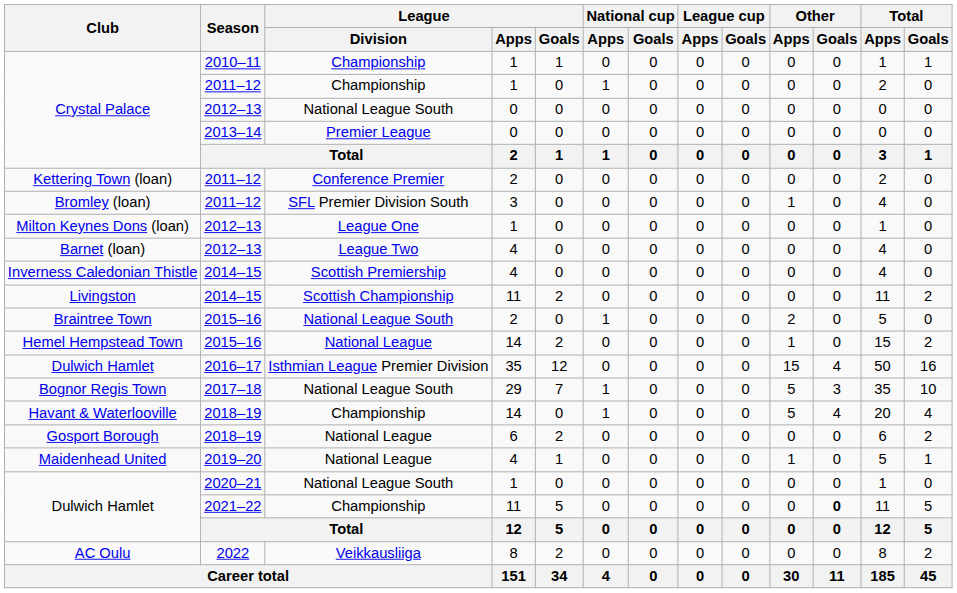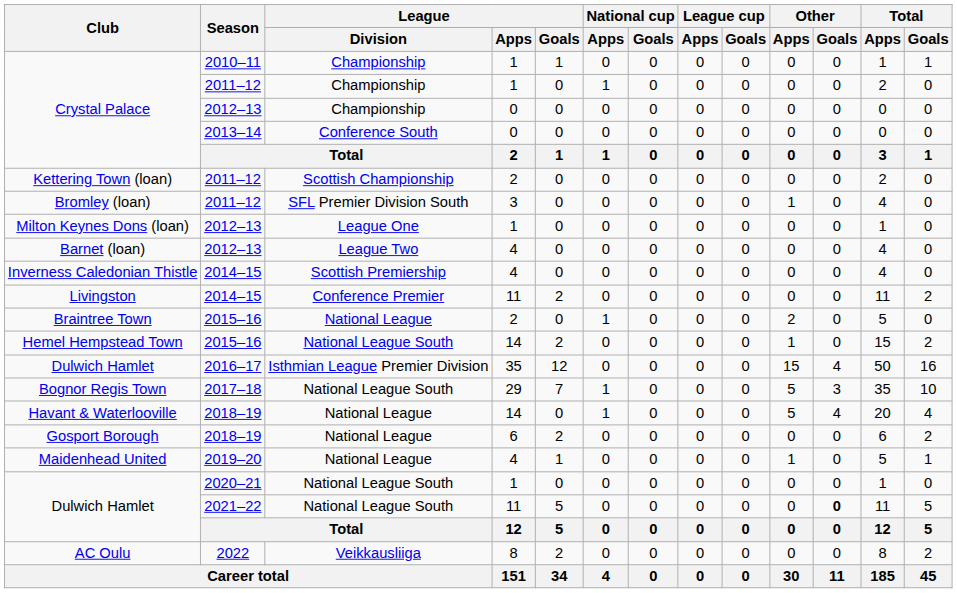(378, 109) National League South -> (378, 109) Championship
(378, 132) Premier League -> (378, 132) Conference South
(378, 179) Conference Premier -> (378, 179) Scottish Championship
(378, 296) Scottish Championship -> (378, 296) Conference Premier
(378, 319) National League South -> (378, 319) National League
(378, 343) National League -> (378, 343) National League South
(378, 413) Championship -> (378, 413) National League
(378, 506) Championship -> (378, 506) National League South
